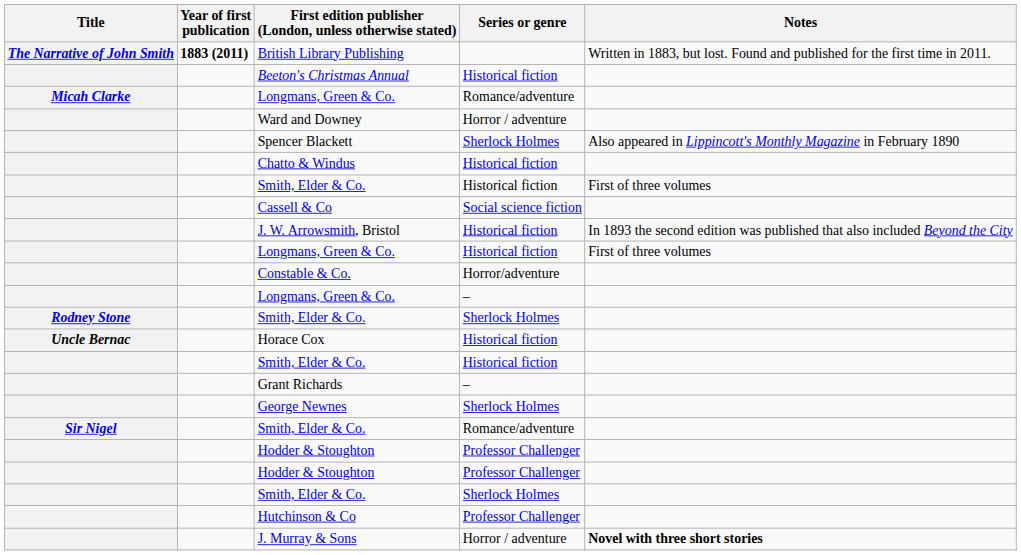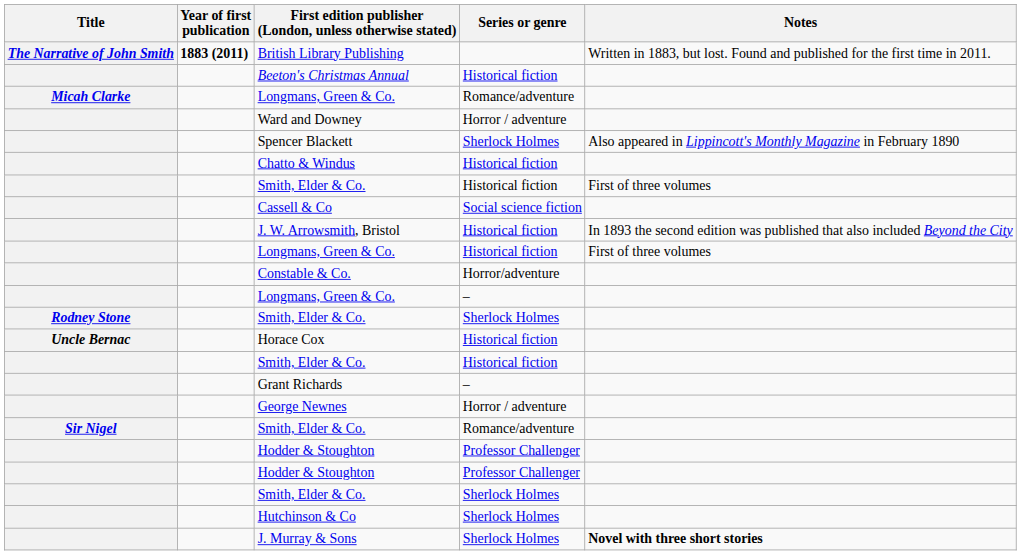(511, 406) Sherlock Holmes -> (515, 406) Horror / adventure
(521, 516) Professor Challenger -> (511, 516) Sherlock Holmes
(515, 538) Horror / adventure -> (511, 538) Sherlock Holmes
